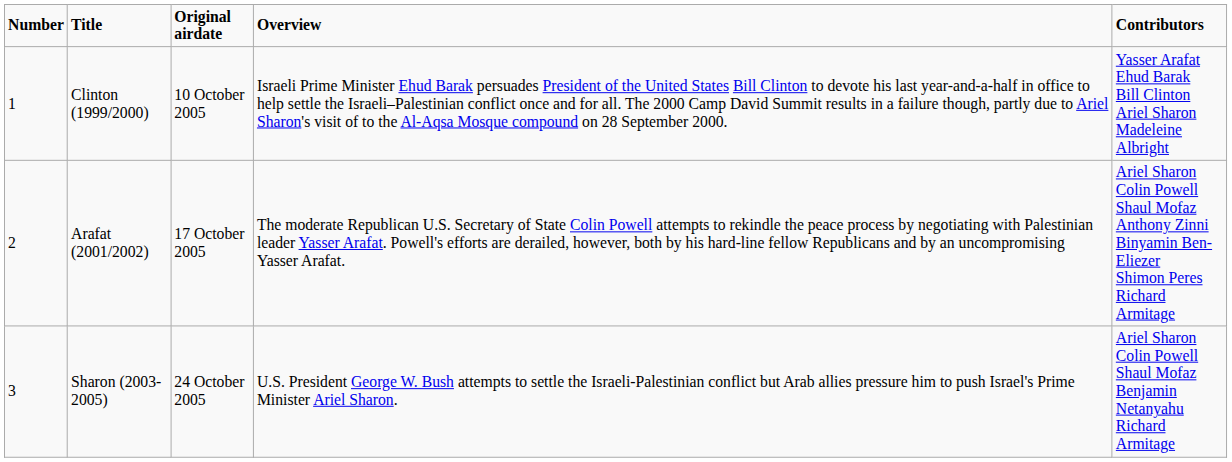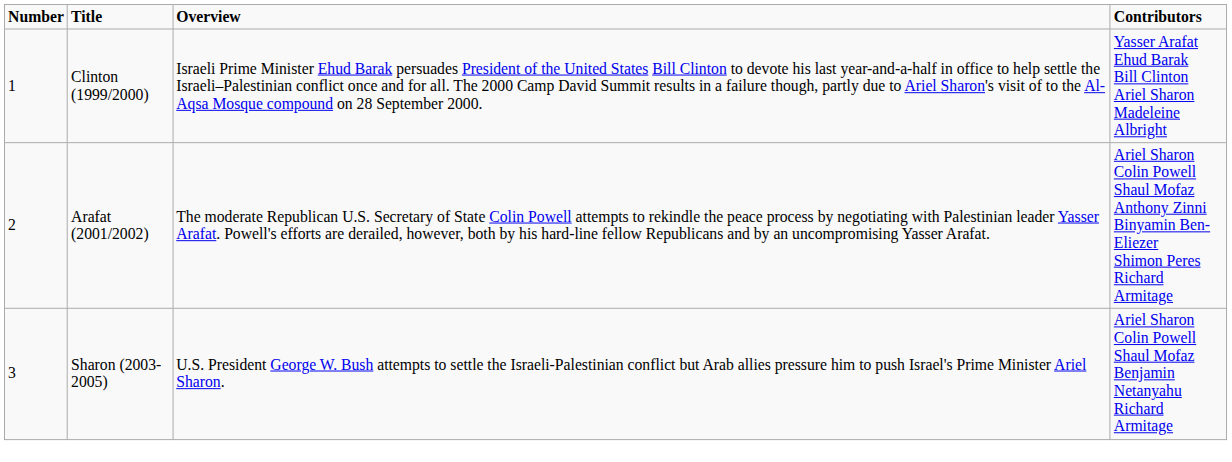- column: (203, 25)
